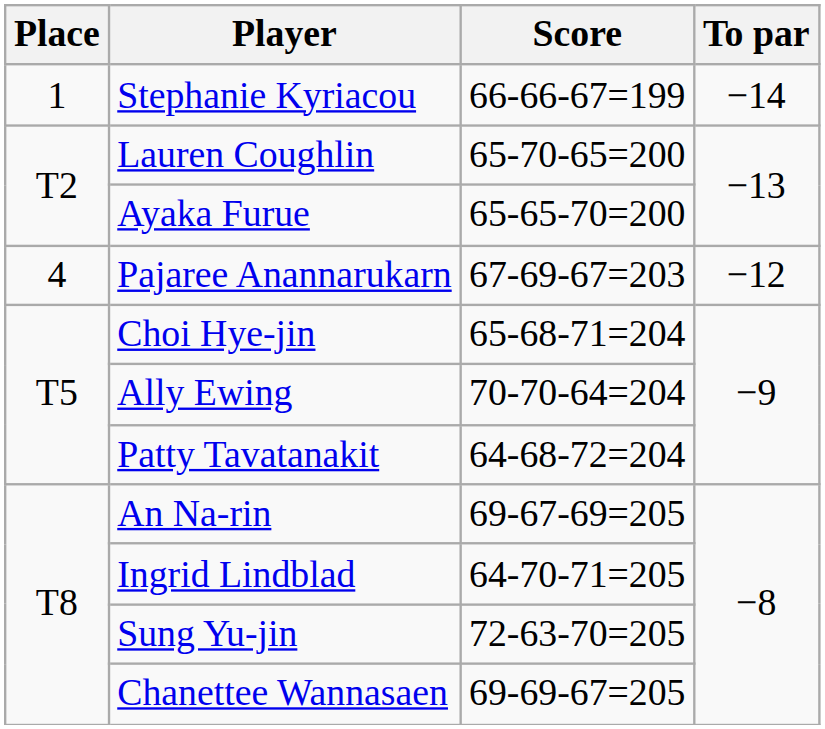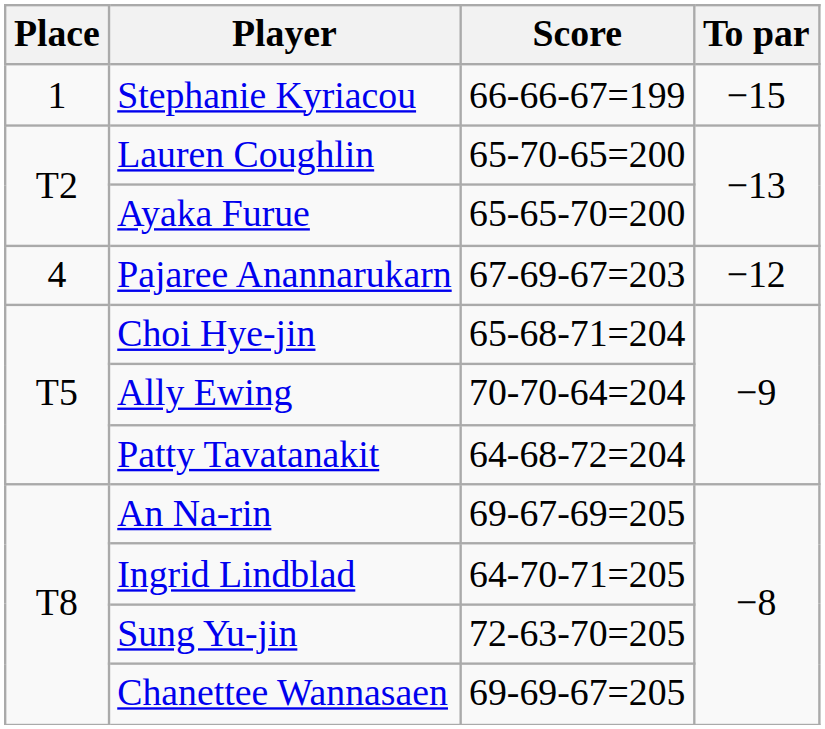(756, 94) −14 -> (756, 94) −15
